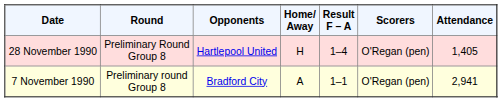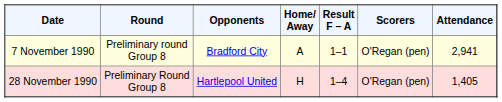rows swapped: (53, 81) <-> (53, 51)
